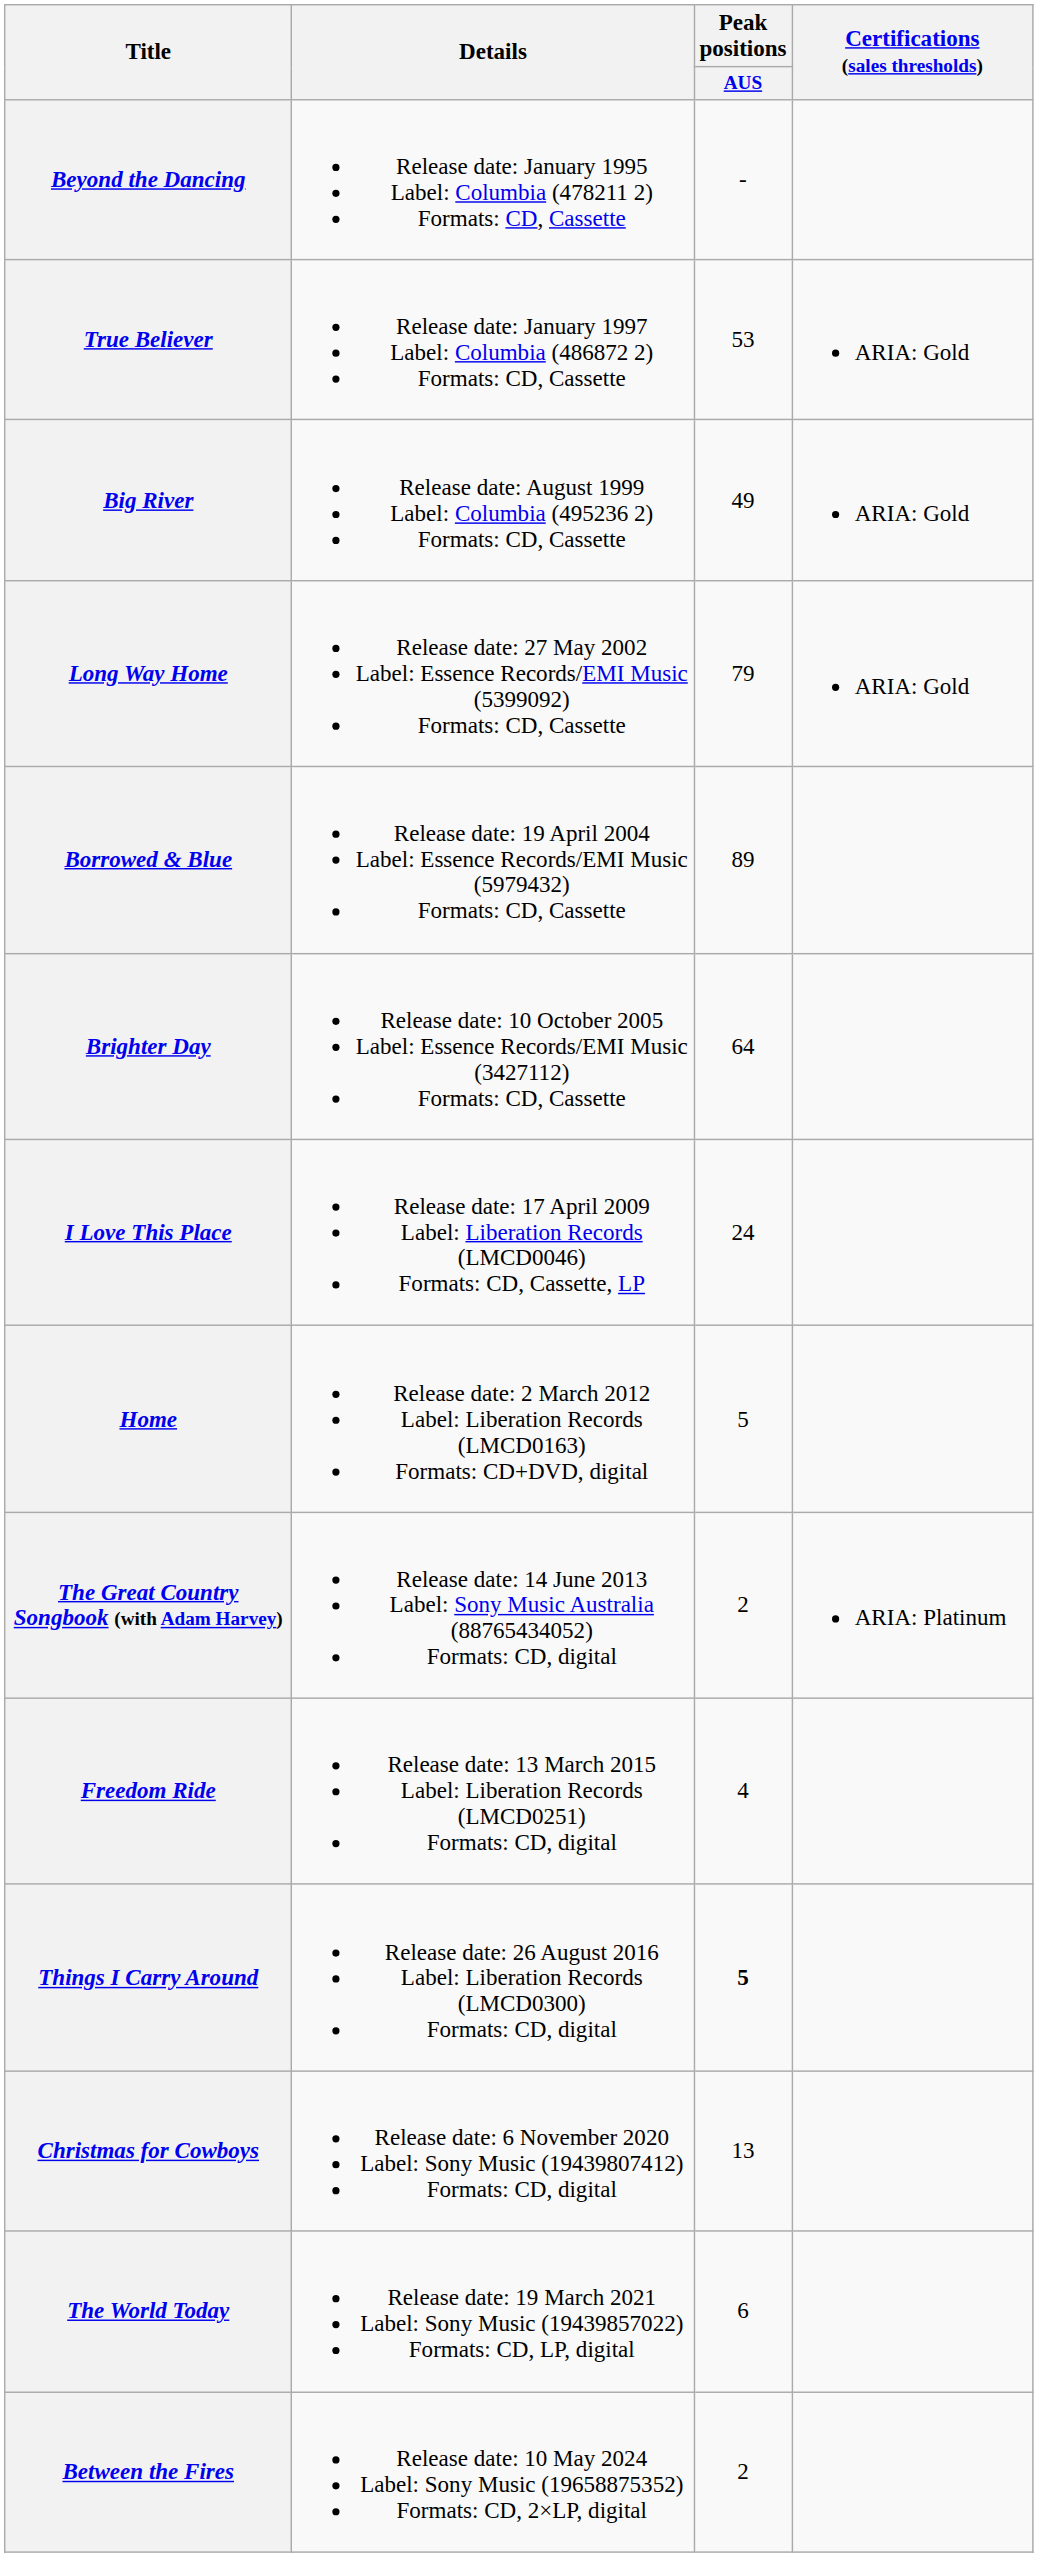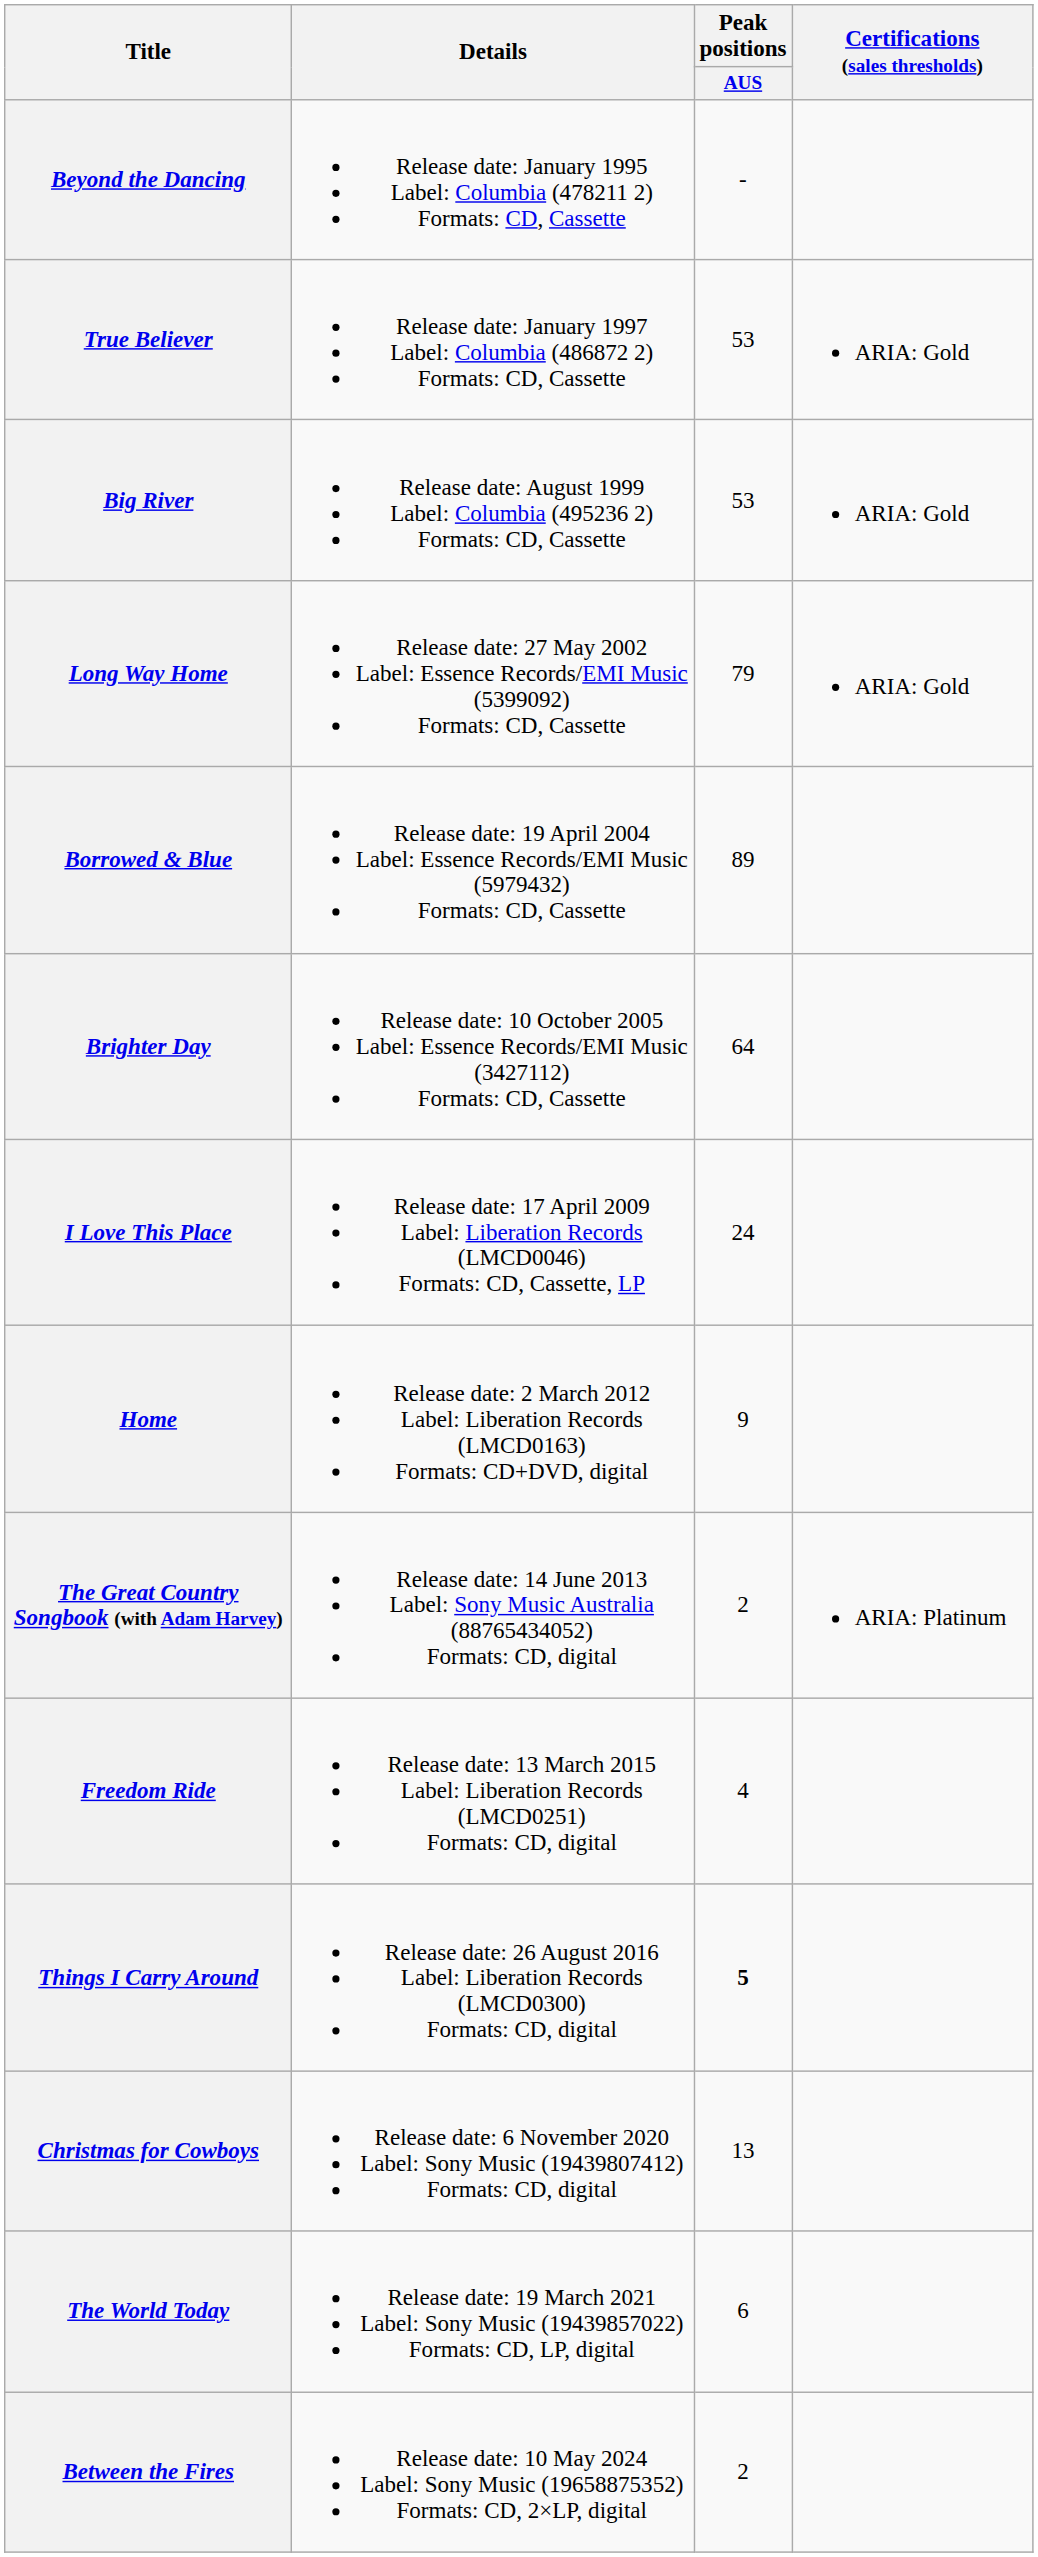(743, 500) 49 -> (743, 500) 53
(743, 1418) 5 -> (743, 1418) 9
